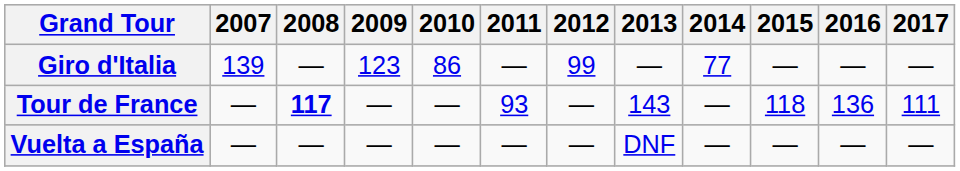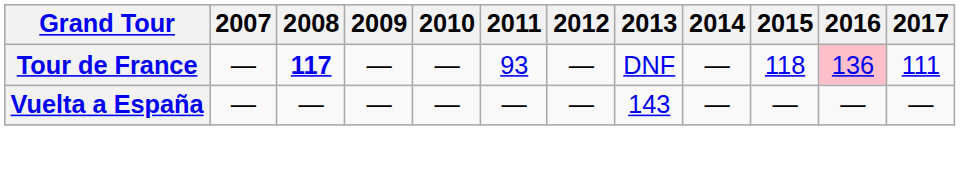- row: (107, 64)
(649, 104) 143 -> (649, 64) DNF
(853, 104) no background -> (853, 64) pink background
(649, 144) DNF -> (649, 104) 143
